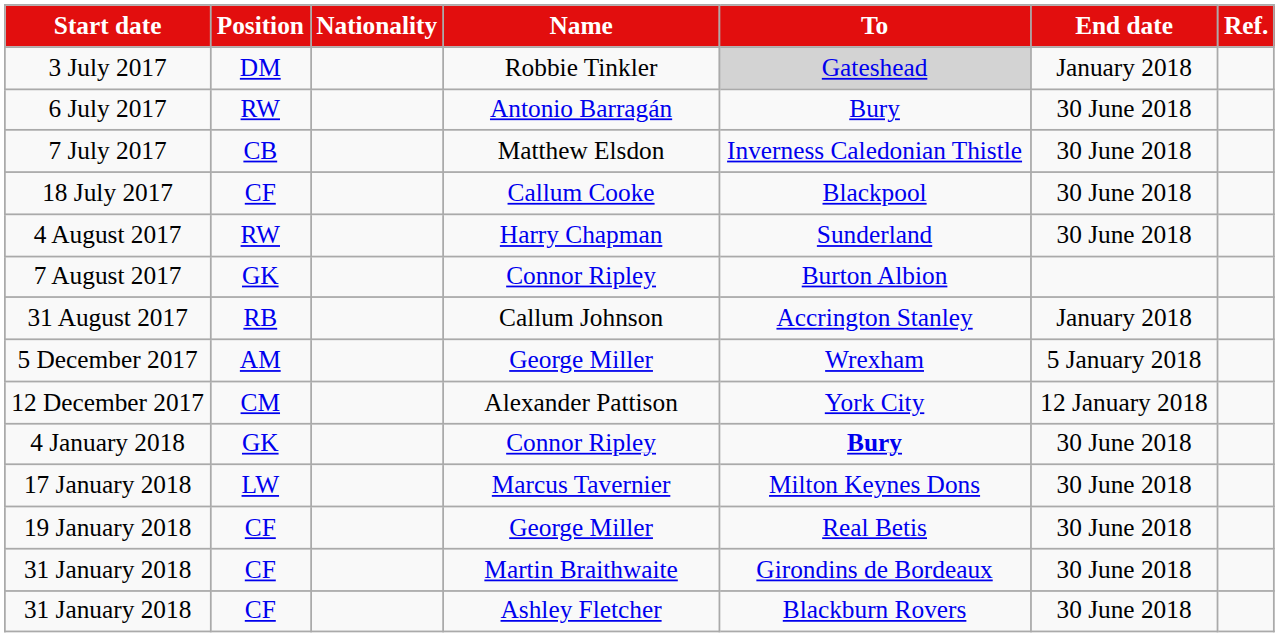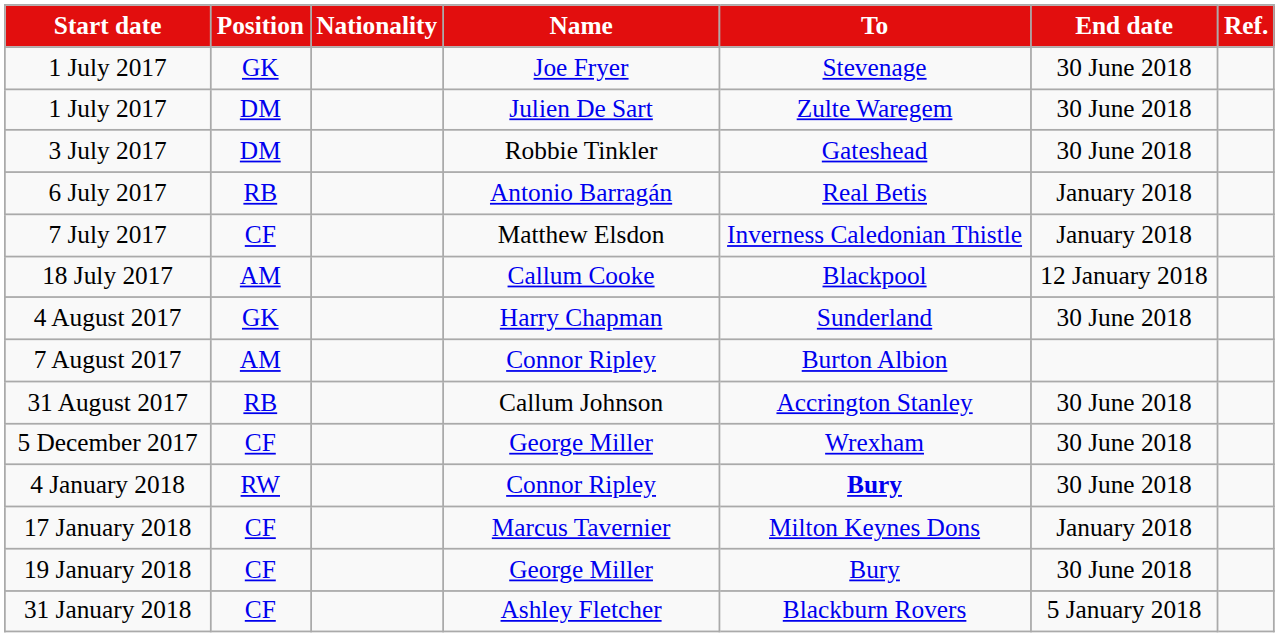+ row: (108, 67)
+ row: (108, 109)
(875, 67) lightgrey background -> (875, 151) no background
(1124, 67) January 2018 -> (1124, 151) 30 June 2018
(260, 109) RW -> (260, 192) RB
(875, 109) Bury -> (875, 192) Real Betis
(1124, 109) 30 June 2018 -> (1124, 192) January 2018
(260, 151) CB -> (260, 234) CF
(1124, 151) 30 June 2018 -> (1124, 234) January 2018
(260, 192) CF -> (260, 276) AM
(1124, 192) 30 June 2018 -> (1124, 276) 12 January 2018
(260, 234) RW -> (260, 318) GK
(260, 276) GK -> (260, 360) AM
(1124, 318) January 2018 -> (1124, 401) 30 June 2018
(260, 360) AM -> (260, 443) CF
(1124, 360) 5 January 2018 -> (1124, 443) 30 June 2018
- row: (108, 401)
(260, 443) GK -> (260, 485) RW
(260, 485) LW -> (260, 527) CF
(1124, 485) 30 June 2018 -> (1124, 527) January 2018
(875, 527) Real Betis -> (875, 569) Bury
- row: (108, 569)
(1124, 610) 30 June 2018 -> (1124, 610) 5 January 2018
